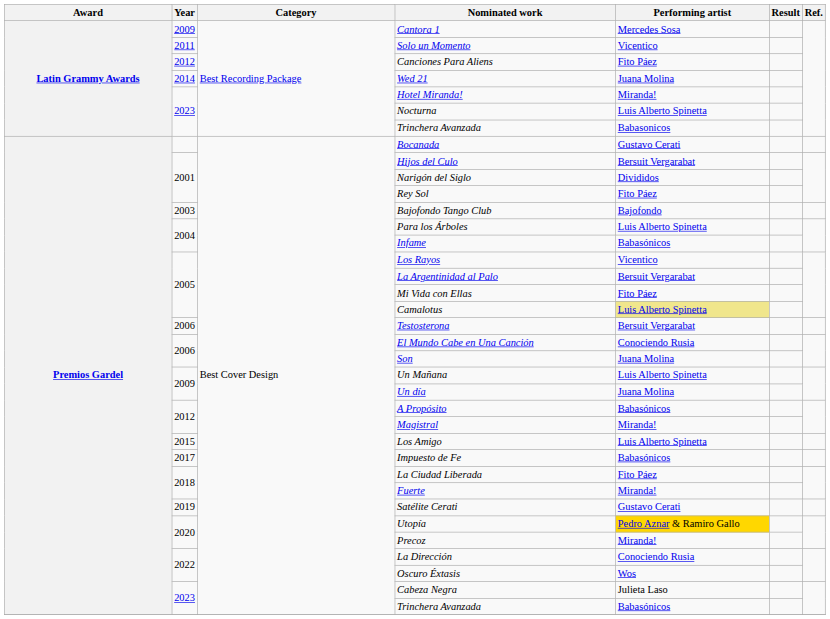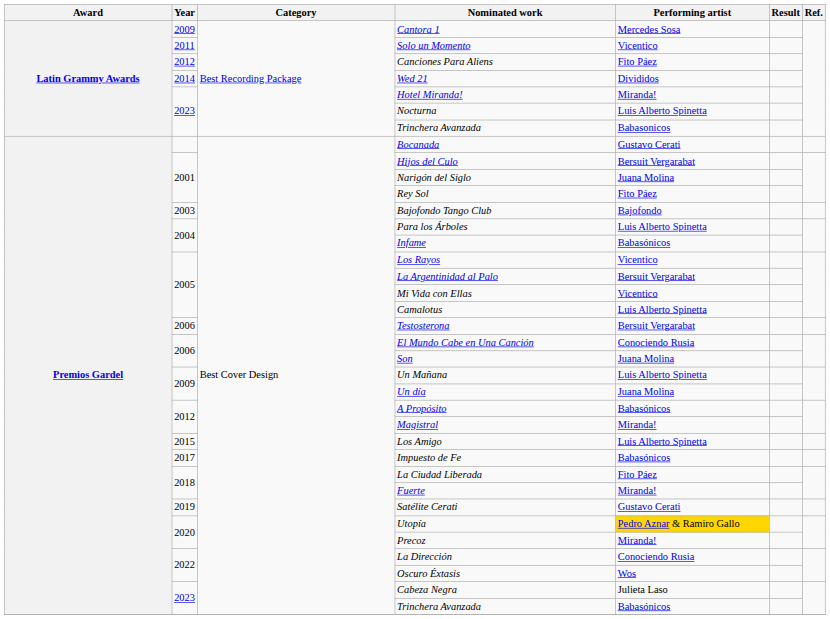(646, 78) Juana Molina -> (638, 78) Divididos
(638, 177) Divididos -> (646, 177) Juana Molina
(637, 293) Fito Páez -> (638, 293) Vicentico
(662, 309) khaki background -> (662, 309) no background
